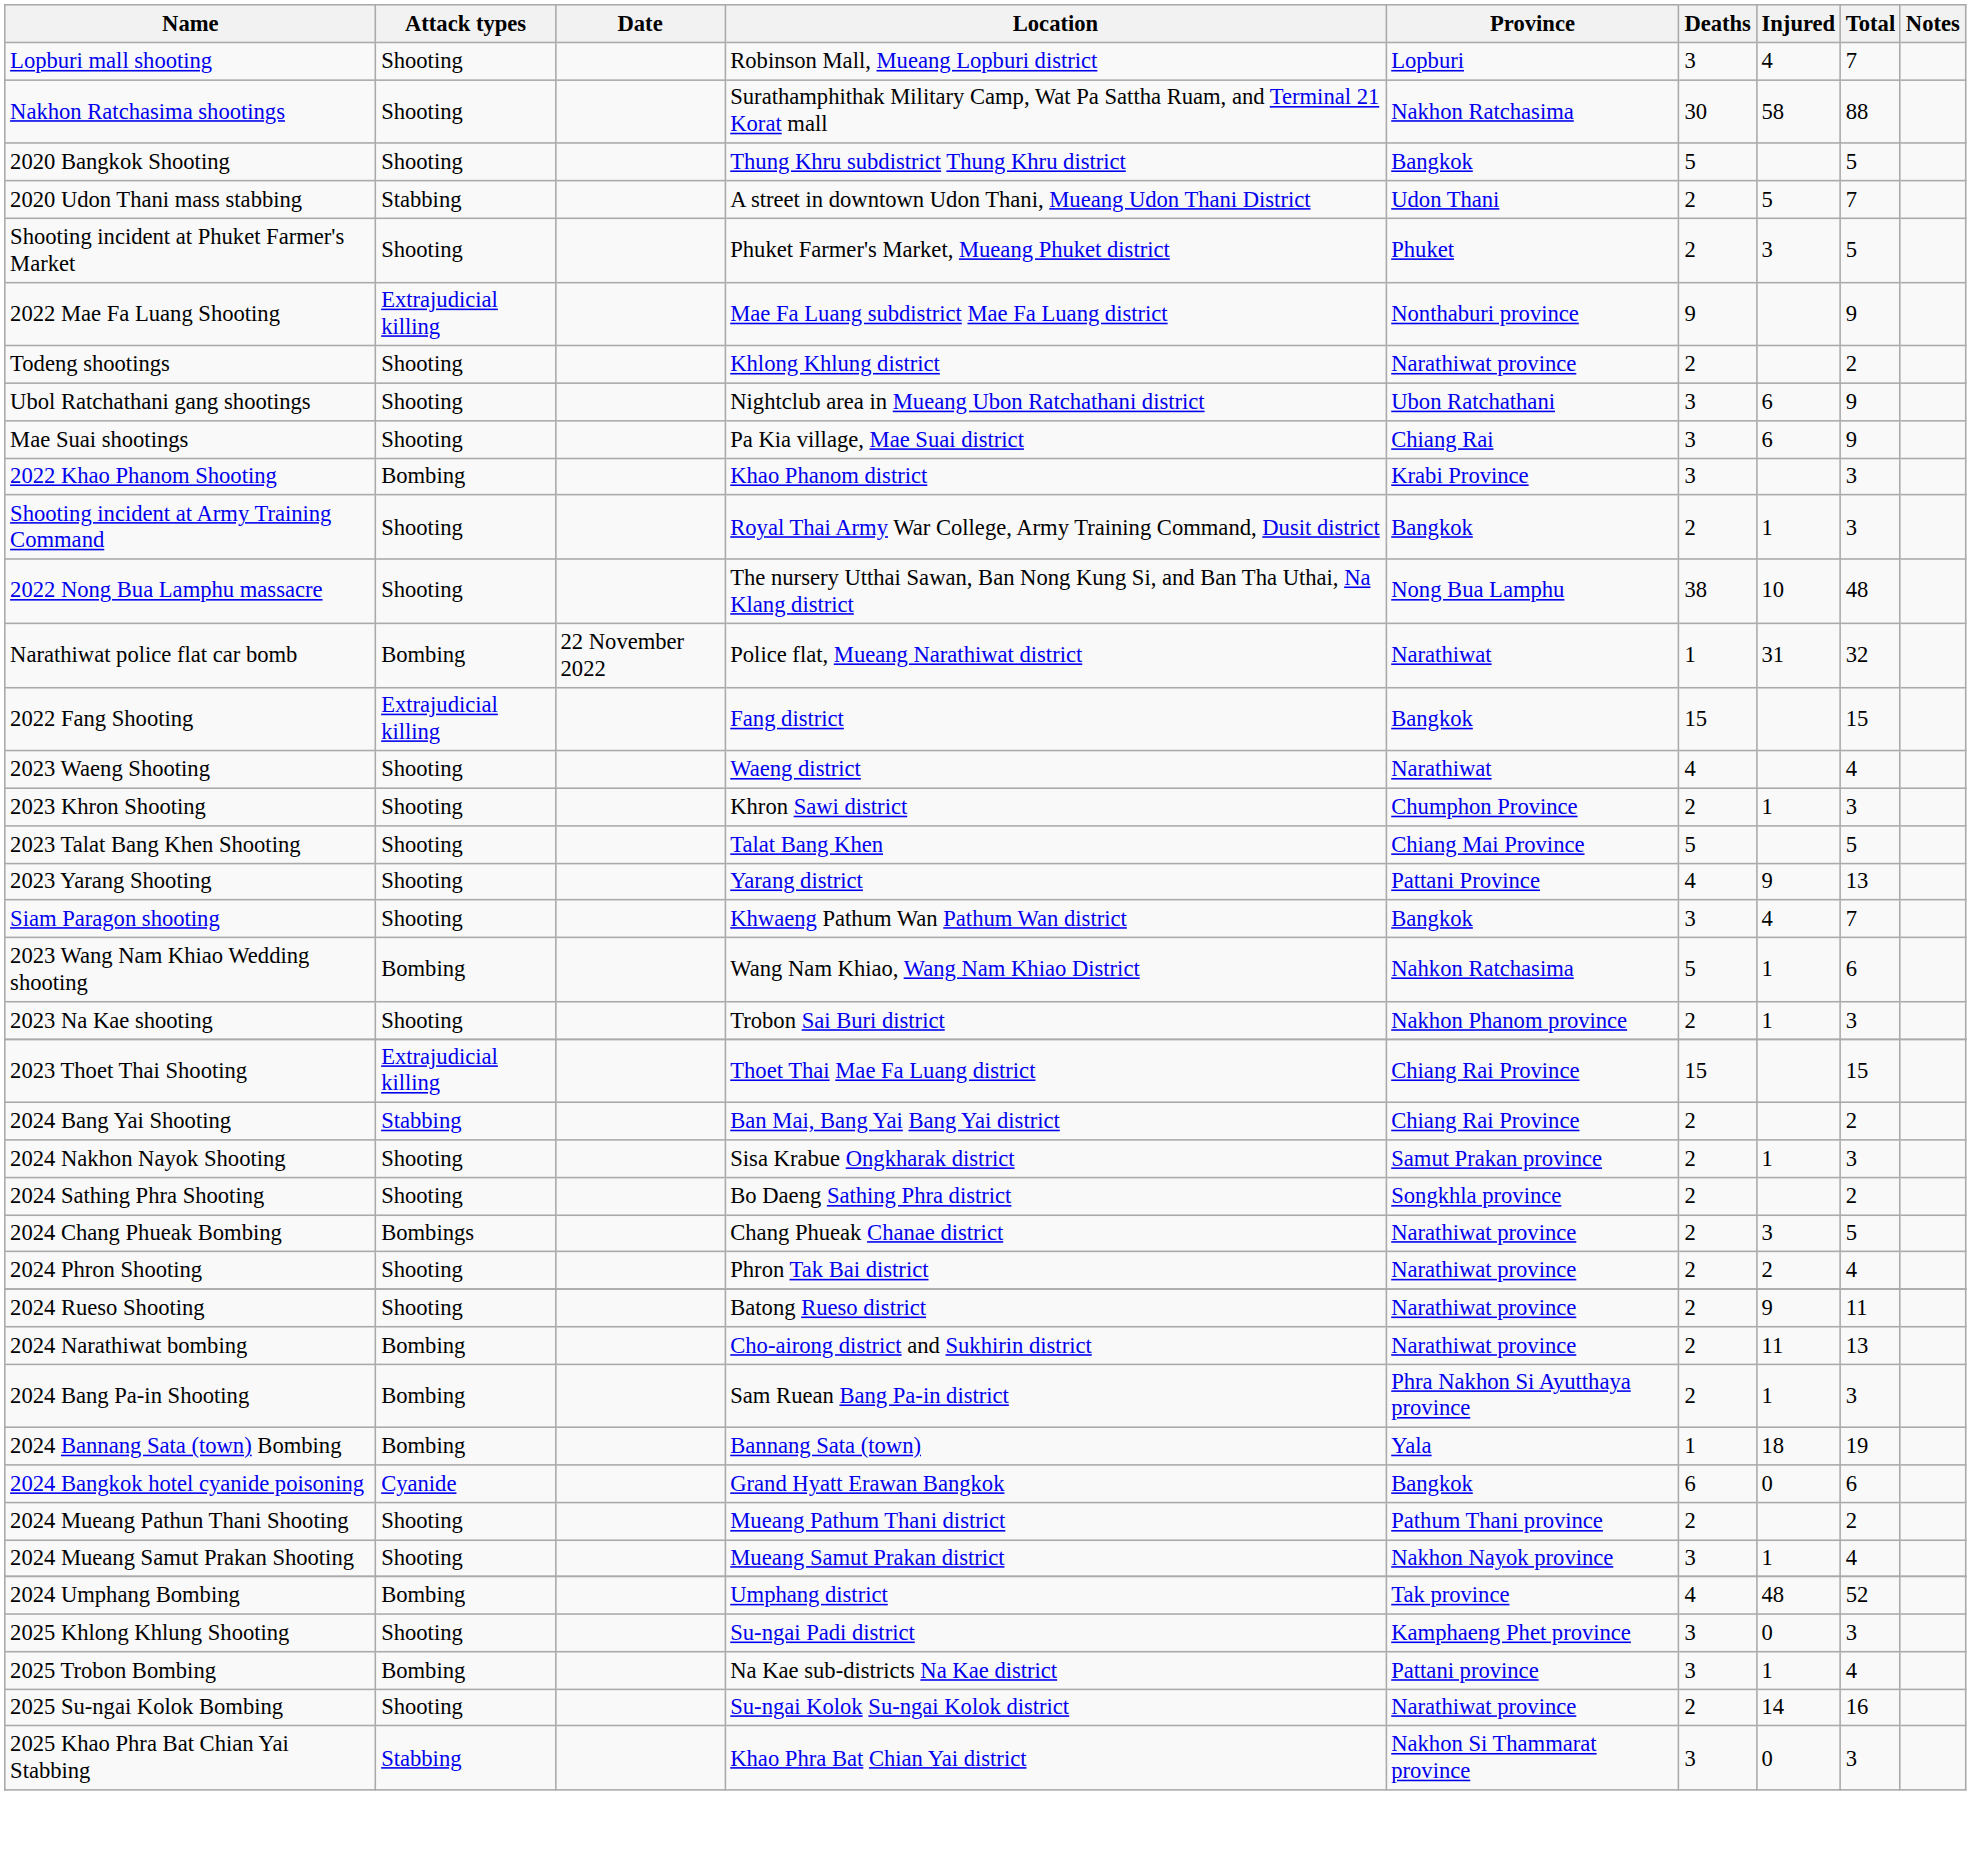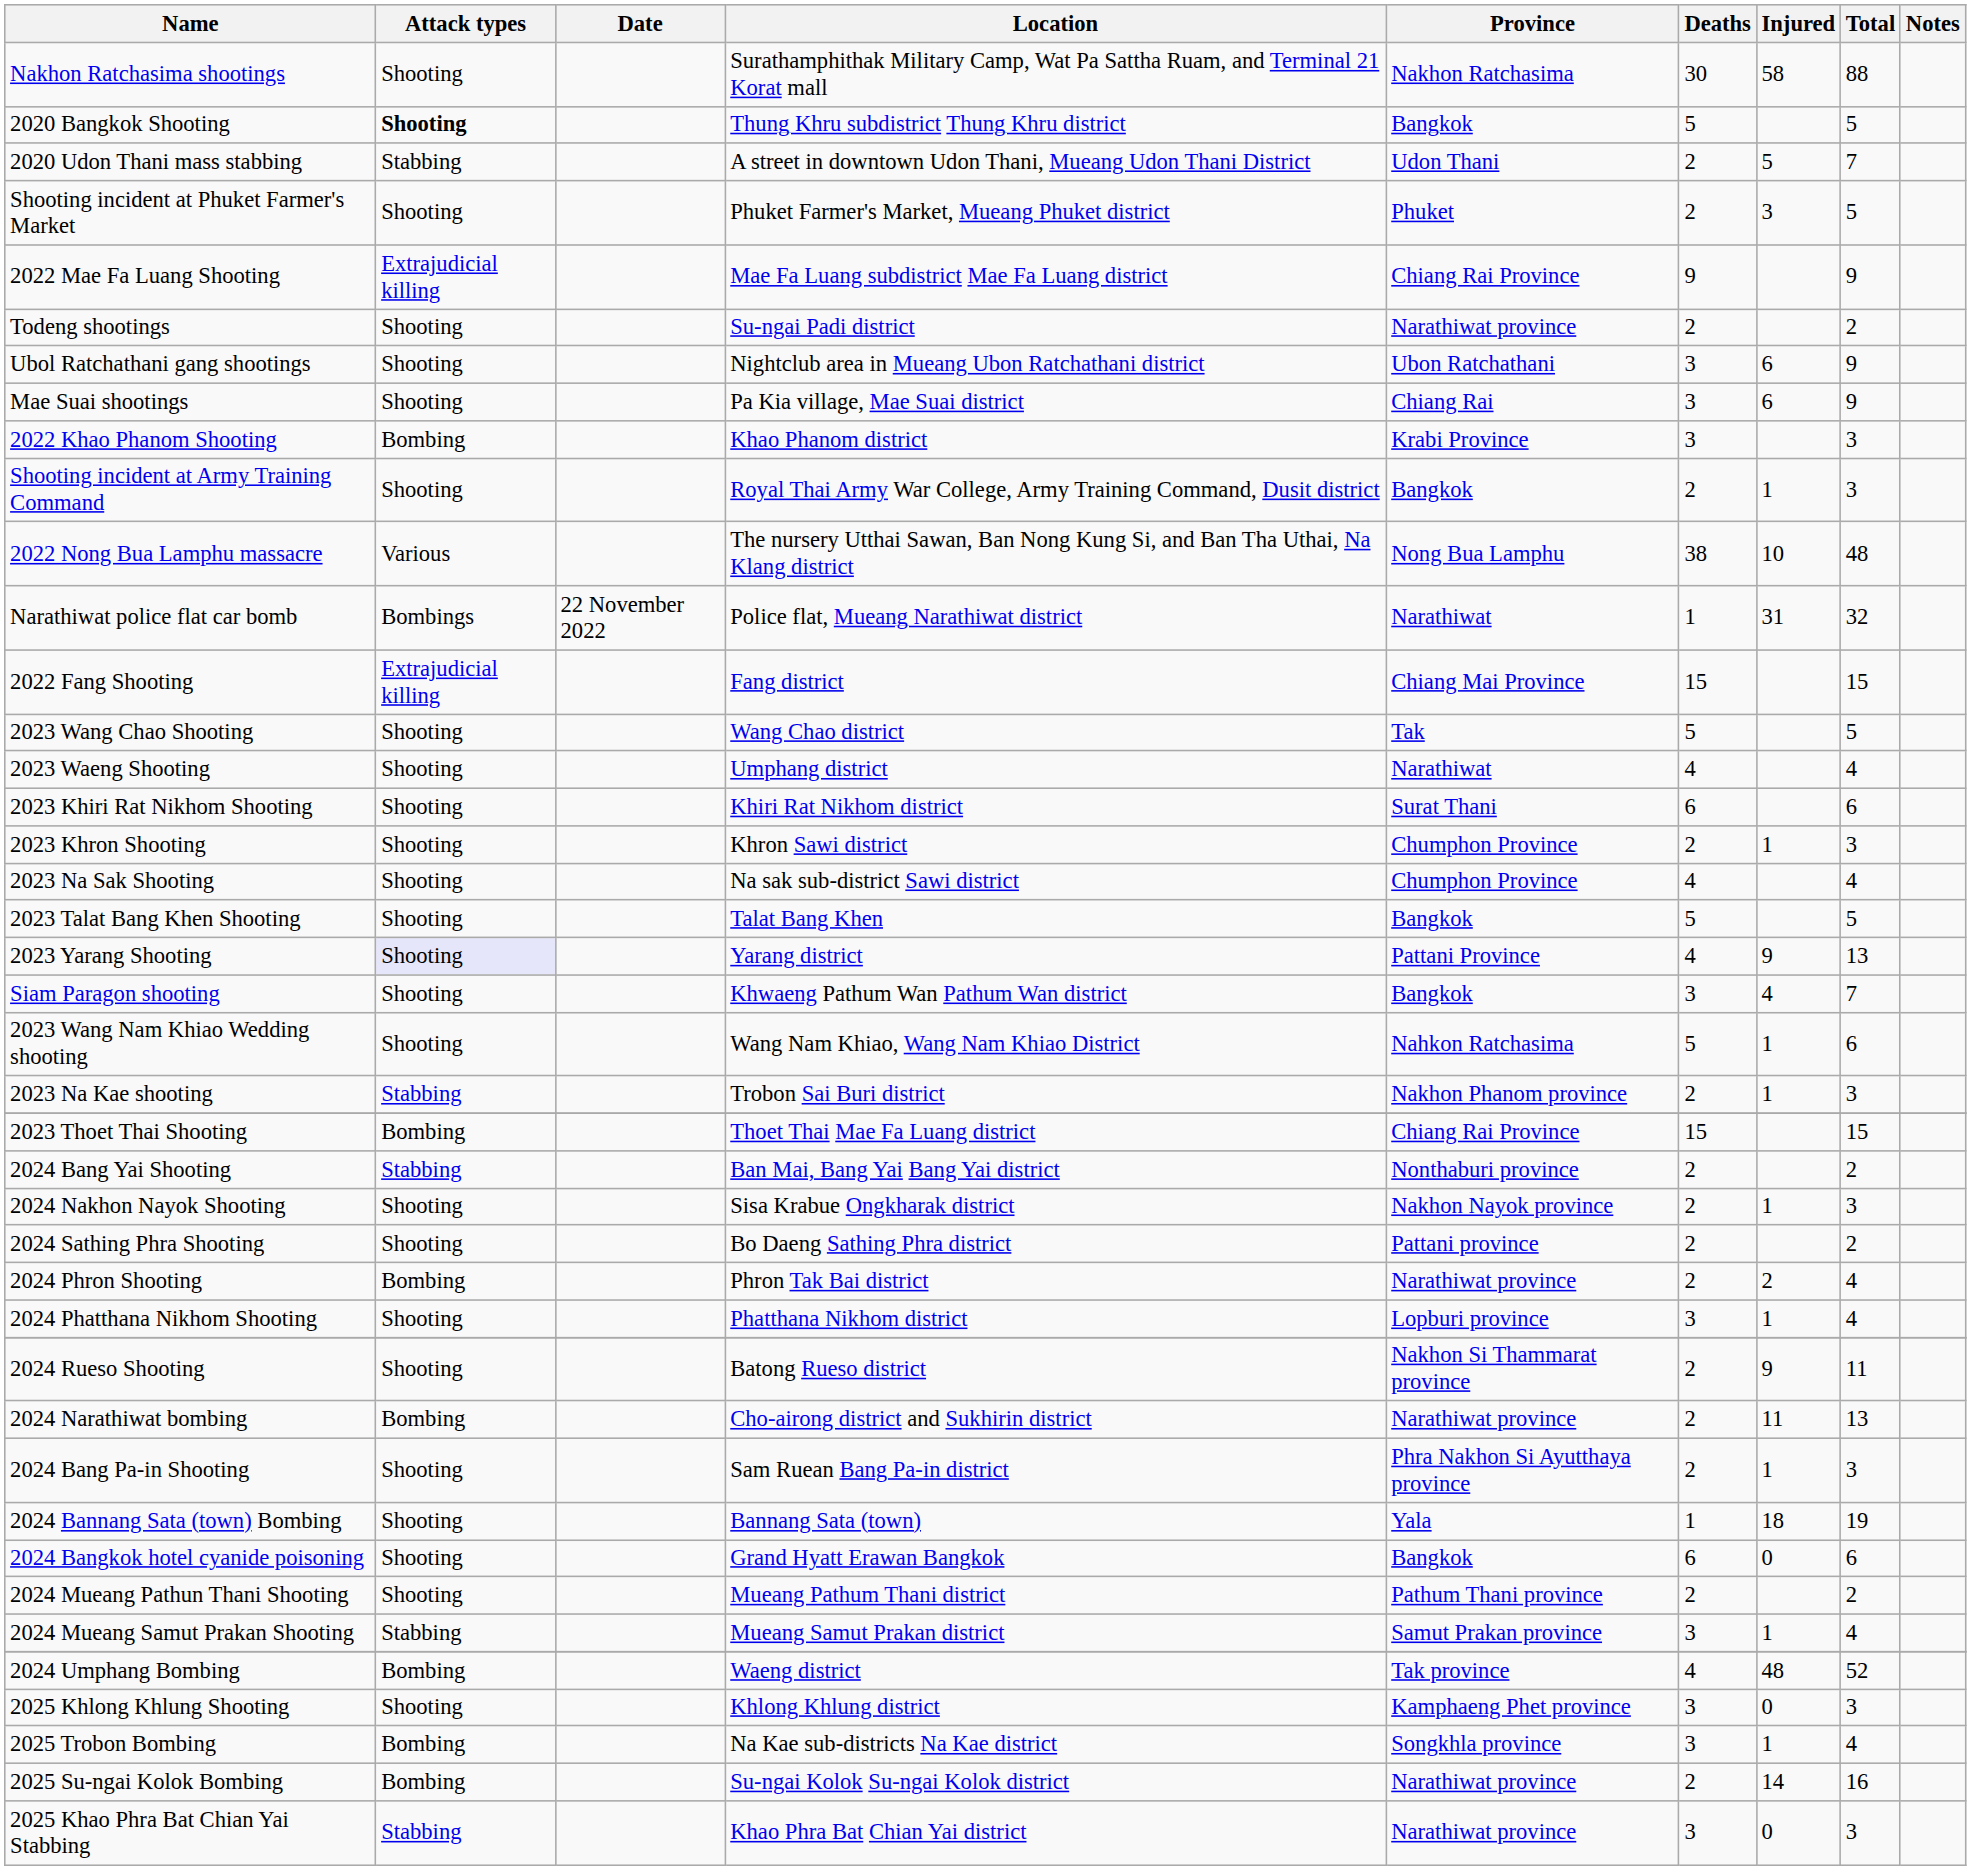- row: (111, 60)
(422, 162) normal -> (424, 124) bold
(1485, 313) Nonthaburi province -> (1485, 276) Chiang Rai Province
(835, 364) Khlong Khlung district -> (822, 327) Su-ngai Padi district
(422, 591) Shooting -> (416, 553) Various
(423, 655) Bombing -> (428, 617) Bombings
(1432, 719) Bangkok -> (1488, 681) Chiang Mai Province
+ row: (132, 732)
(796, 769) Waeng district -> (809, 769) Umphang district
+ row: (161, 806)
+ row: (112, 881)
(1488, 844) Chiang Mai Province -> (1432, 918) Bangkok
(422, 881) no background -> (422, 956) lavender background
(423, 969) Bombing -> (422, 1044) Shooting
(422, 1020) Shooting -> (421, 1094) Stabbing
(439, 1070) Extrajudicial killing -> (423, 1131) Bombing
(1485, 1121) Chiang Rai Province -> (1485, 1169) Nonthaburi province
(1497, 1158) Samut Prakan province -> (1502, 1206) Nakhon Nayok province
(1476, 1195) Songkhla province -> (1465, 1243) Pattani province
- row: (146, 1233)
(422, 1270) Shooting -> (423, 1281) Bombing
+ row: (164, 1318)
(1484, 1307) Narathiwat province -> (1494, 1369) Nakhon Si Thammarat province
(423, 1395) Bombing -> (422, 1470) Shooting
(423, 1446) Bombing -> (422, 1520) Shooting
(419, 1483) Cyanide -> (422, 1558) Shooting
(422, 1558) Shooting -> (421, 1632) Stabbing
(1502, 1558) Nakhon Nayok province -> (1497, 1632) Samut Prakan province
(809, 1595) Umphang district -> (796, 1670) Waeng district
(822, 1632) Su-ngai Padi district -> (835, 1707) Khlong Khlung district
(1465, 1670) Pattani province -> (1476, 1744) Songkhla province
(422, 1707) Shooting -> (423, 1781) Bombing
(1494, 1757) Nakhon Si Thammarat province -> (1484, 1832) Narathiwat province
